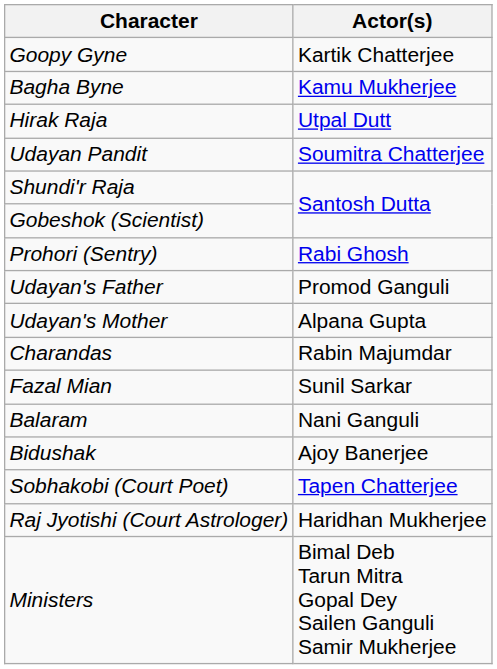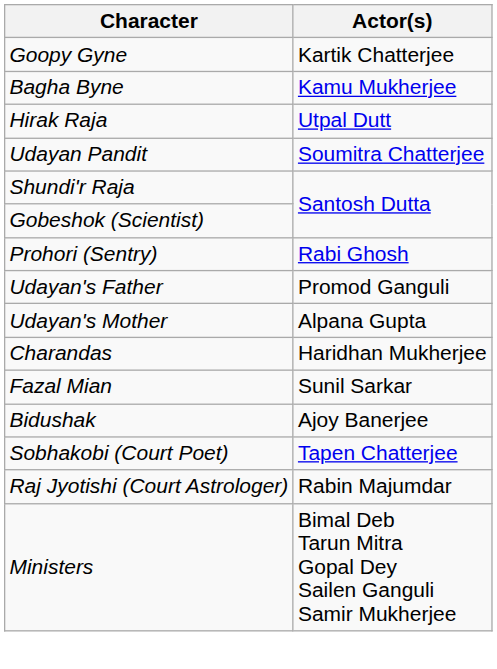(375, 353) Rabin Majumdar -> (392, 353) Haridhan Mukherjee
- row: (49, 420)
(392, 519) Haridhan Mukherjee -> (375, 486) Rabin Majumdar
